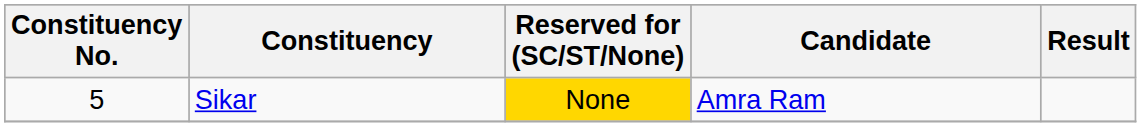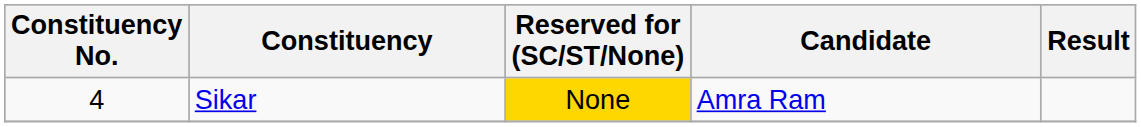(97, 99) 5 -> (97, 99) 4
